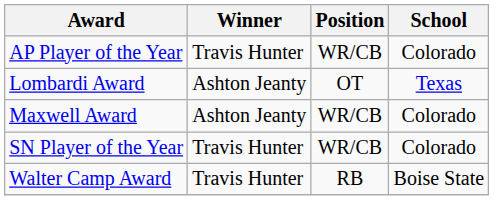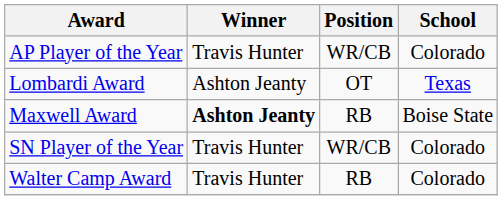(249, 115) normal -> (254, 115) bold
(350, 115) WR/CB -> (359, 115) RB
(439, 115) Colorado -> (448, 115) Boise State
(439, 178) Boise State -> (448, 178) Colorado
